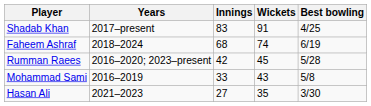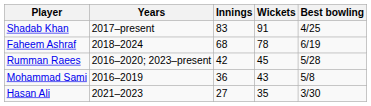(263, 45) 74 -> (263, 45) 78
(222, 77) 33 -> (222, 77) 36
